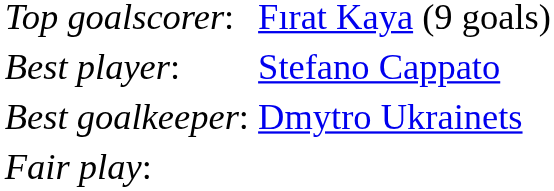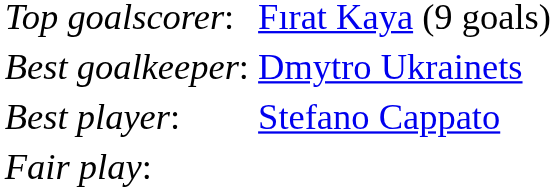rows swapped: (92, 66) <-> (127, 117)
